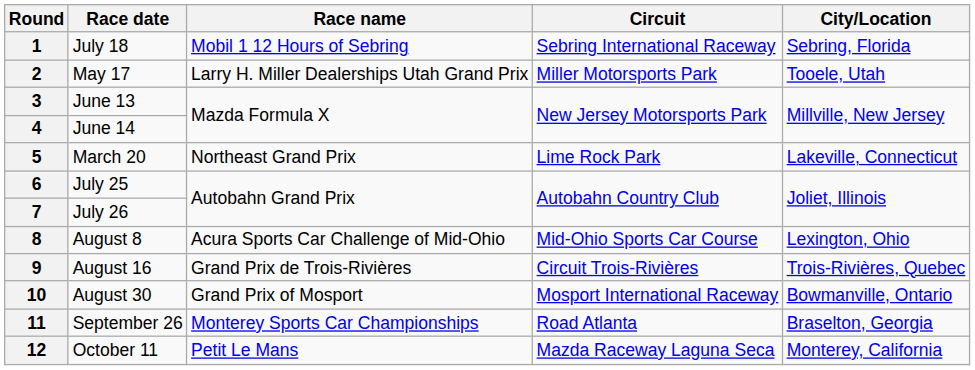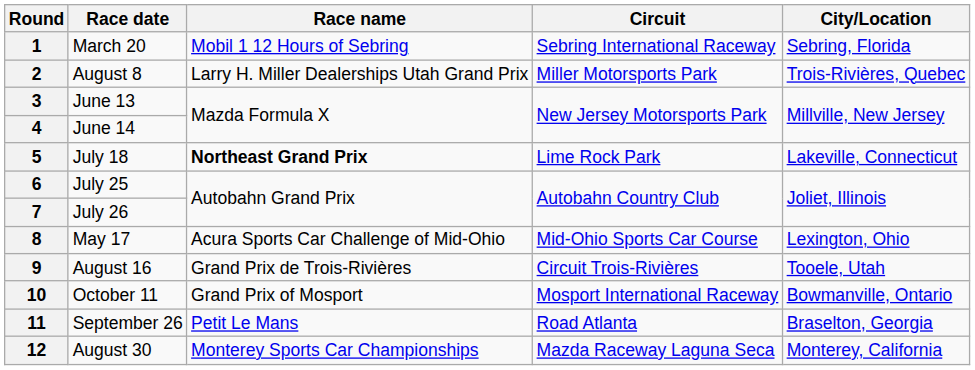(100, 46) July 18 -> (109, 46) March 20
(101, 73) May 17 -> (107, 73) August 8
(836, 73) Tooele, Utah -> (876, 73) Trois-Rivières, Quebec
(109, 156) March 20 -> (100, 156) July 18
(273, 156) normal -> (279, 156) bold
(107, 239) August 8 -> (101, 239) May 17
(876, 267) Trois-Rivières, Quebec -> (836, 267) Tooele, Utah
(112, 295) August 30 -> (115, 295) October 11
(335, 322) Monterey Sports Car Championships -> (245, 322) Petit Le Mans
(115, 350) October 11 -> (112, 350) August 30
(245, 350) Petit Le Mans -> (335, 350) Monterey Sports Car Championships
